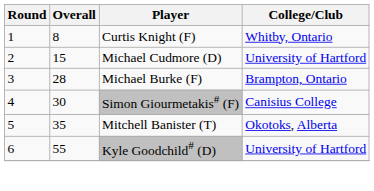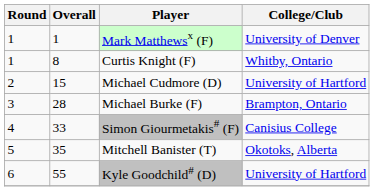+ row: (157, 38)
(59, 102) 30 -> (59, 127) 33
